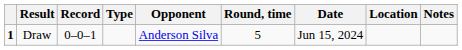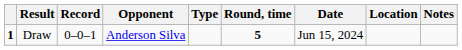columns swapped: (178, 14) <-> (120, 14)
(258, 34) normal -> (258, 34) bold
